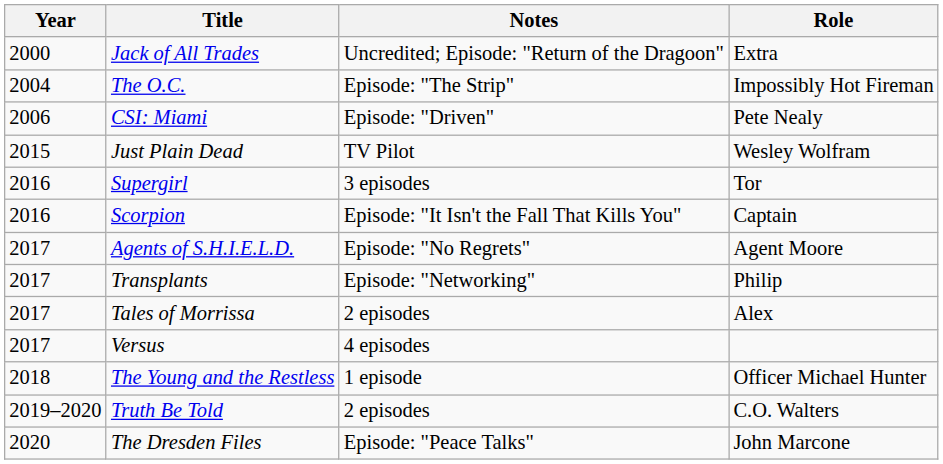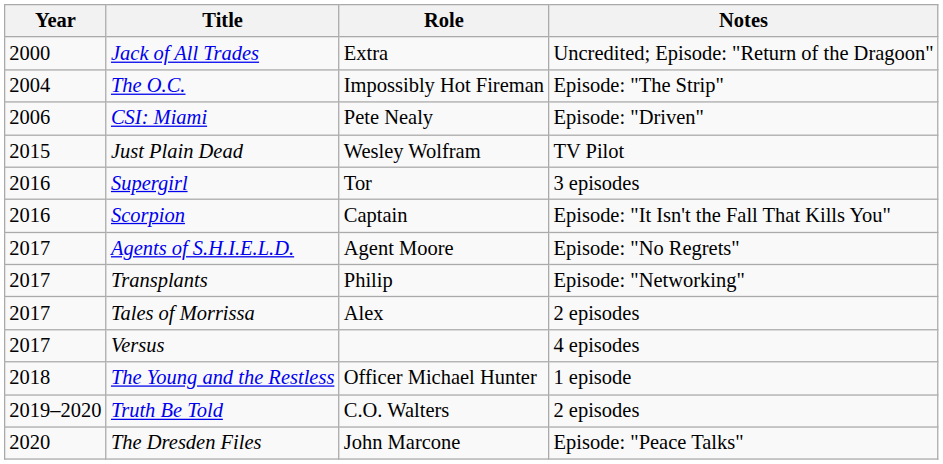columns swapped: (833, 20) <-> (534, 20)
